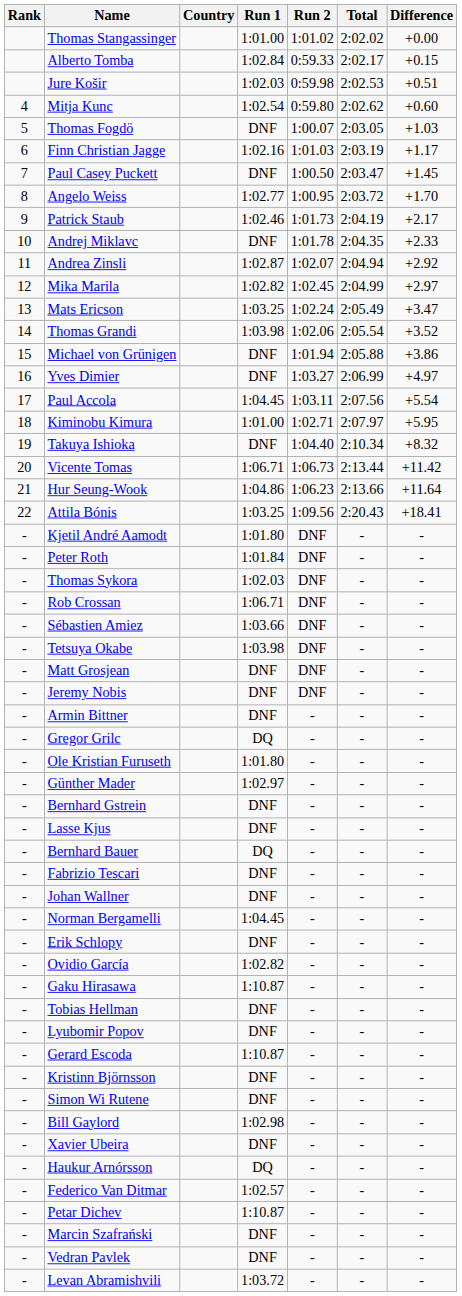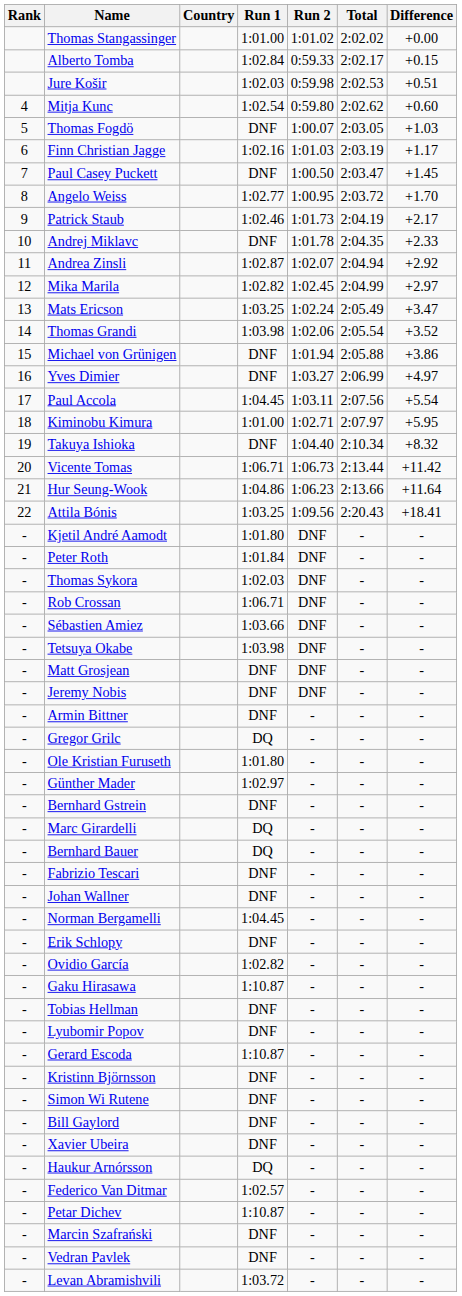- row: (79, 828)
+ row: (92, 828)
(263, 1122) 1:02.98 -> (263, 1122) DNF
